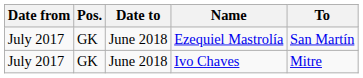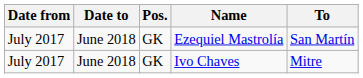columns swapped: (138, 15) <-> (90, 15)
